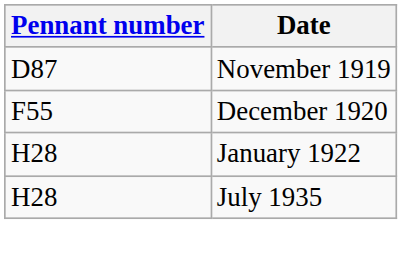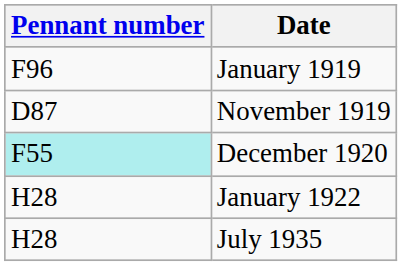+ row: (289, 68)
(32, 111) no background -> (32, 153) paleturquoise background
